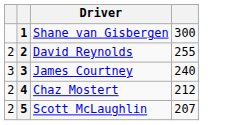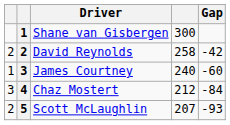+ column: (212, 14)
(185, 53) 255 -> (185, 53) 258
(11, 72) 3 -> (11, 72) 1
(11, 91) 2 -> (11, 91) 3
